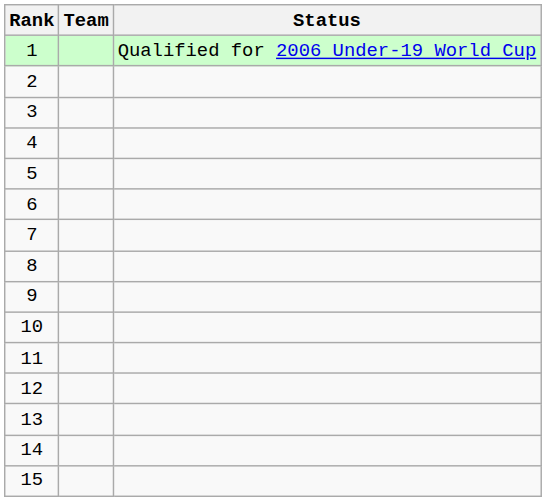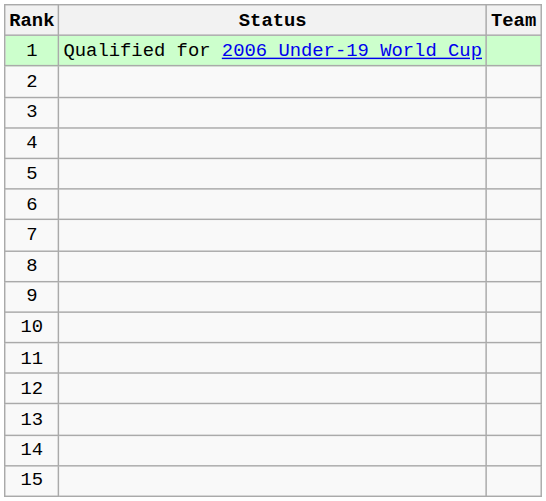columns swapped: (86, 20) <-> (327, 20)
